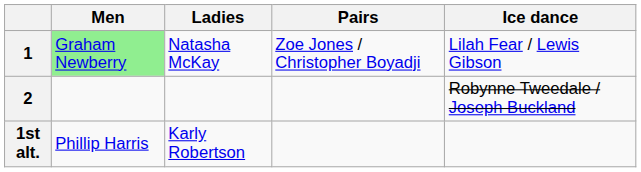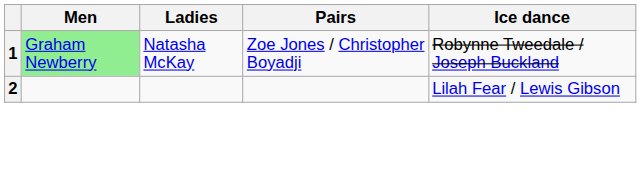(514, 53) Lilah Fear / Lewis Gibson -> (508, 53) Robynne Tweedale / Joseph Buckland
(524, 98) Robynne Tweedale / Joseph Buckland -> (526, 89) Lilah Fear / Lewis Gibson
- row: (28, 143)
